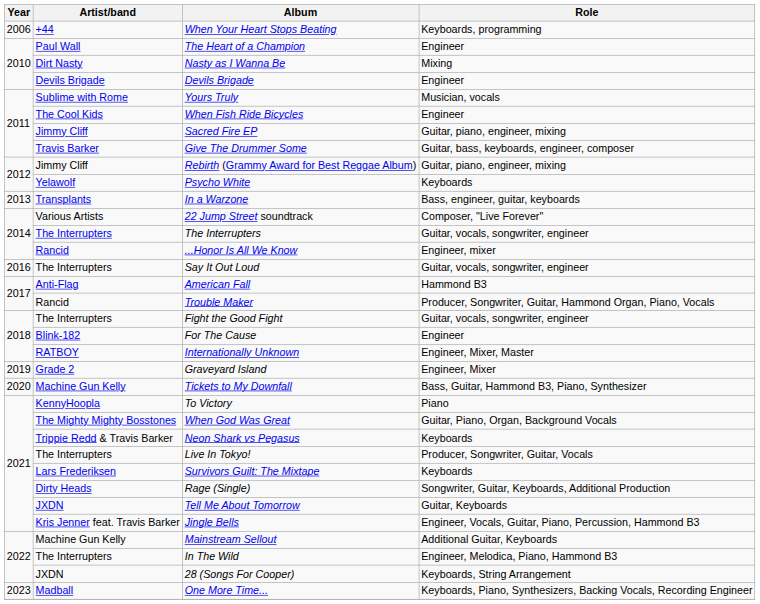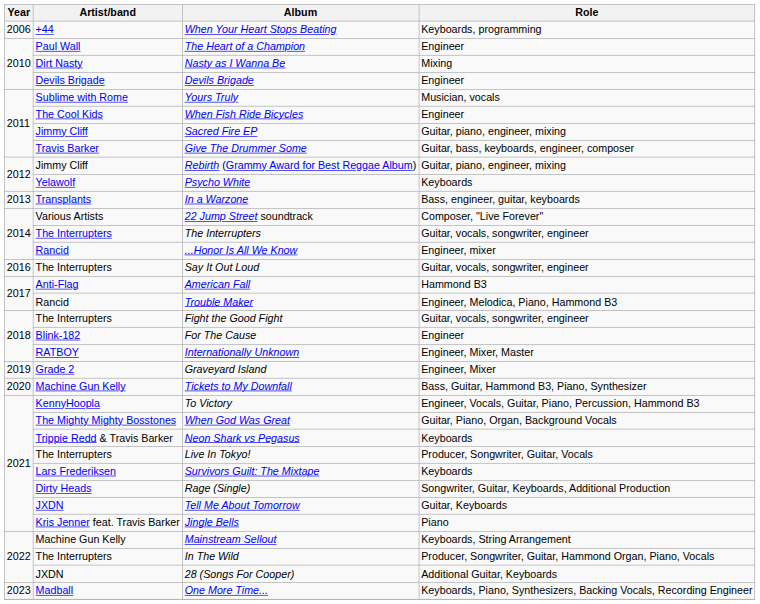(568, 302) Producer, Songwriter, Guitar, Hammond Organ, Piano, Vocals -> (519, 302) Engineer, Melodica, Piano, Hammond B3
(435, 404) Piano -> (560, 404) Engineer, Vocals, Guitar, Piano, Percussion, Hammond B3
(560, 523) Engineer, Vocals, Guitar, Piano, Percussion, Hammond B3 -> (435, 523) Piano
(489, 540) Additional Guitar, Keyboards -> (496, 540) Keyboards, String Arrangement
(519, 557) Engineer, Melodica, Piano, Hammond B3 -> (568, 557) Producer, Songwriter, Guitar, Hammond Organ, Piano, Vocals
(496, 574) Keyboards, String Arrangement -> (489, 574) Additional Guitar, Keyboards
